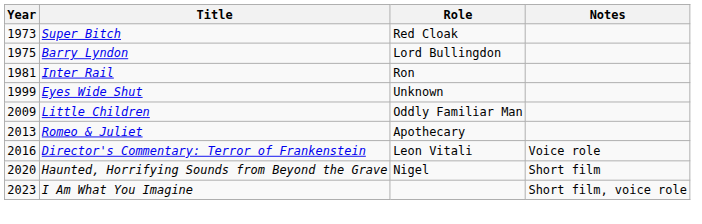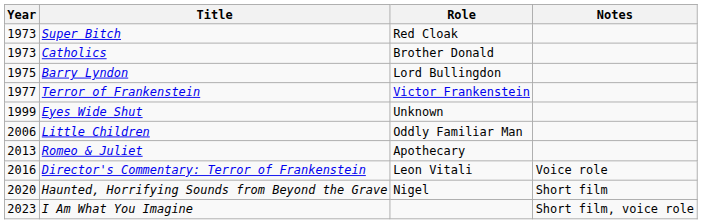+ row: (74, 53)
+ row: (121, 92)
- row: (78, 73)
(22, 112) 2009 -> (22, 131) 2006
